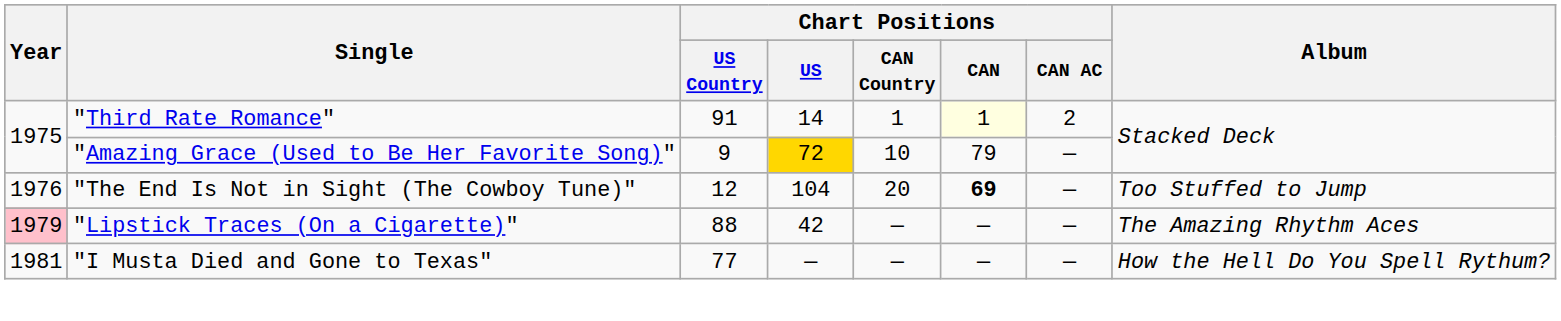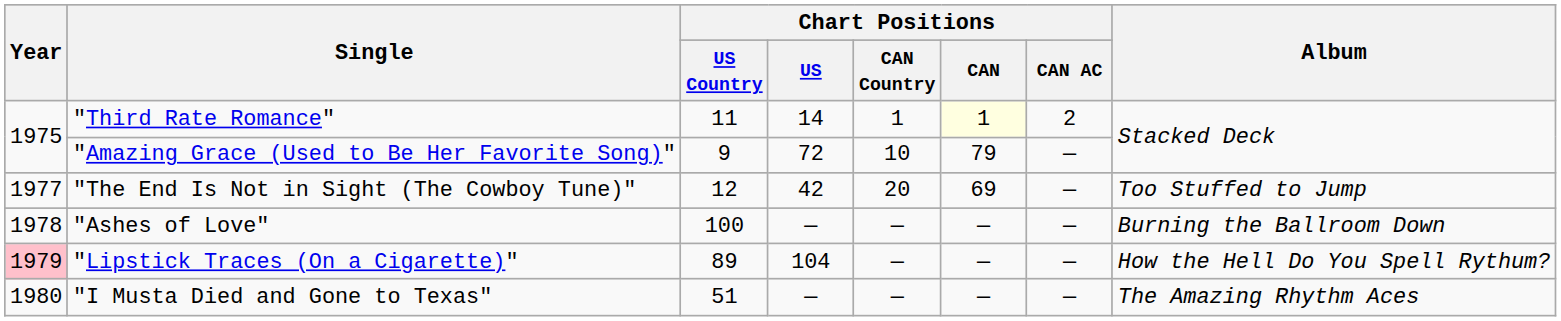(724, 119) 91 -> (724, 119) 11
(811, 155) gold background -> (811, 155) no background
(36, 190) 1976 -> (36, 190) 1977
(811, 190) 104 -> (811, 190) 42
(984, 190) bold -> (984, 190) normal
+ row: (171, 226)
(724, 226) 88 -> (724, 261) 89
(811, 226) 42 -> (811, 261) 104
(1269, 226) The Amazing Rhythm Aces -> (1334, 261) How the Hell Do You Spell Rythum?
(36, 261) 1981 -> (36, 297) 1980
(724, 261) 77 -> (724, 297) 51
(1334, 261) How the Hell Do You Spell Rythum? -> (1269, 297) The Amazing Rhythm Aces
